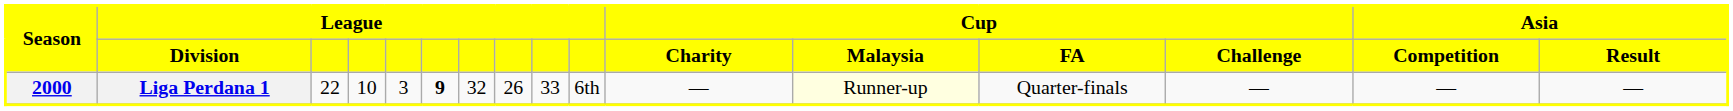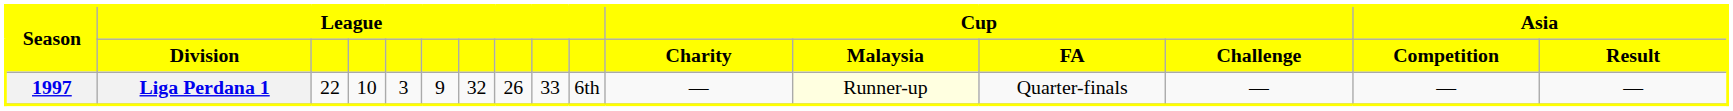(52, 88) 2000 -> (52, 88) 1997
(440, 88) bold -> (440, 88) normal
